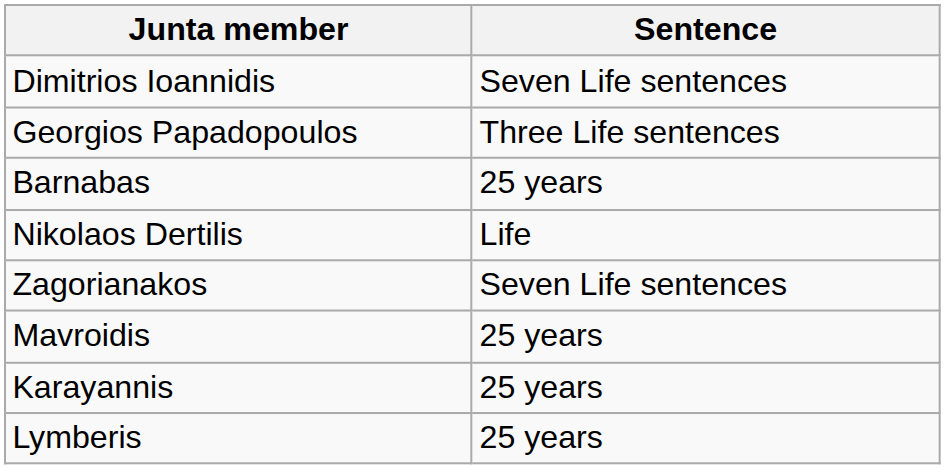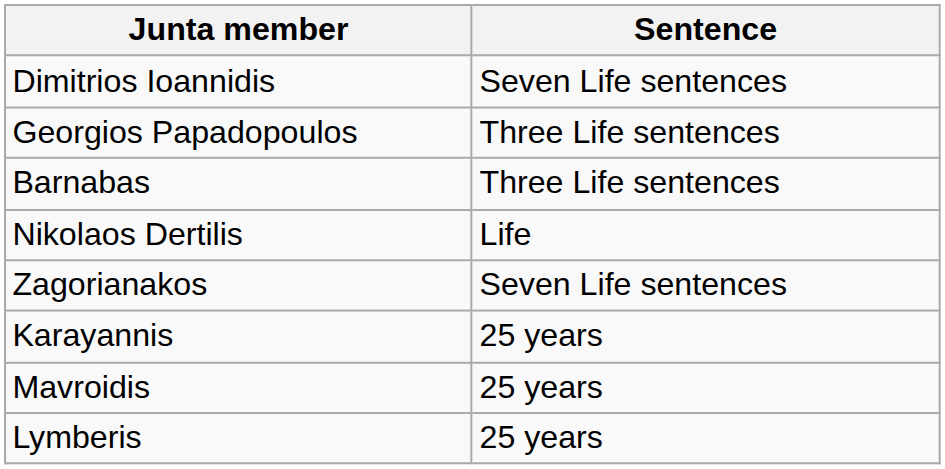(541, 183) 25 years -> (630, 183) Three Life sentences
rows swapped: (81, 336) <-> (93, 387)
